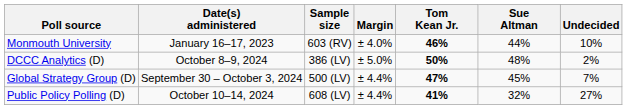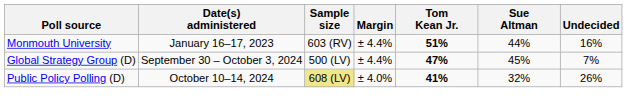(375, 43) ± 4.0% -> (375, 43) ± 4.4%
(437, 43) 46% -> (437, 43) 51%
(591, 43) 10% -> (591, 43) 16%
- row: (56, 61)
(330, 96) no background -> (330, 78) khaki background
(375, 96) ± 4.4% -> (375, 78) ± 4.0%
(591, 96) 27% -> (591, 78) 26%
